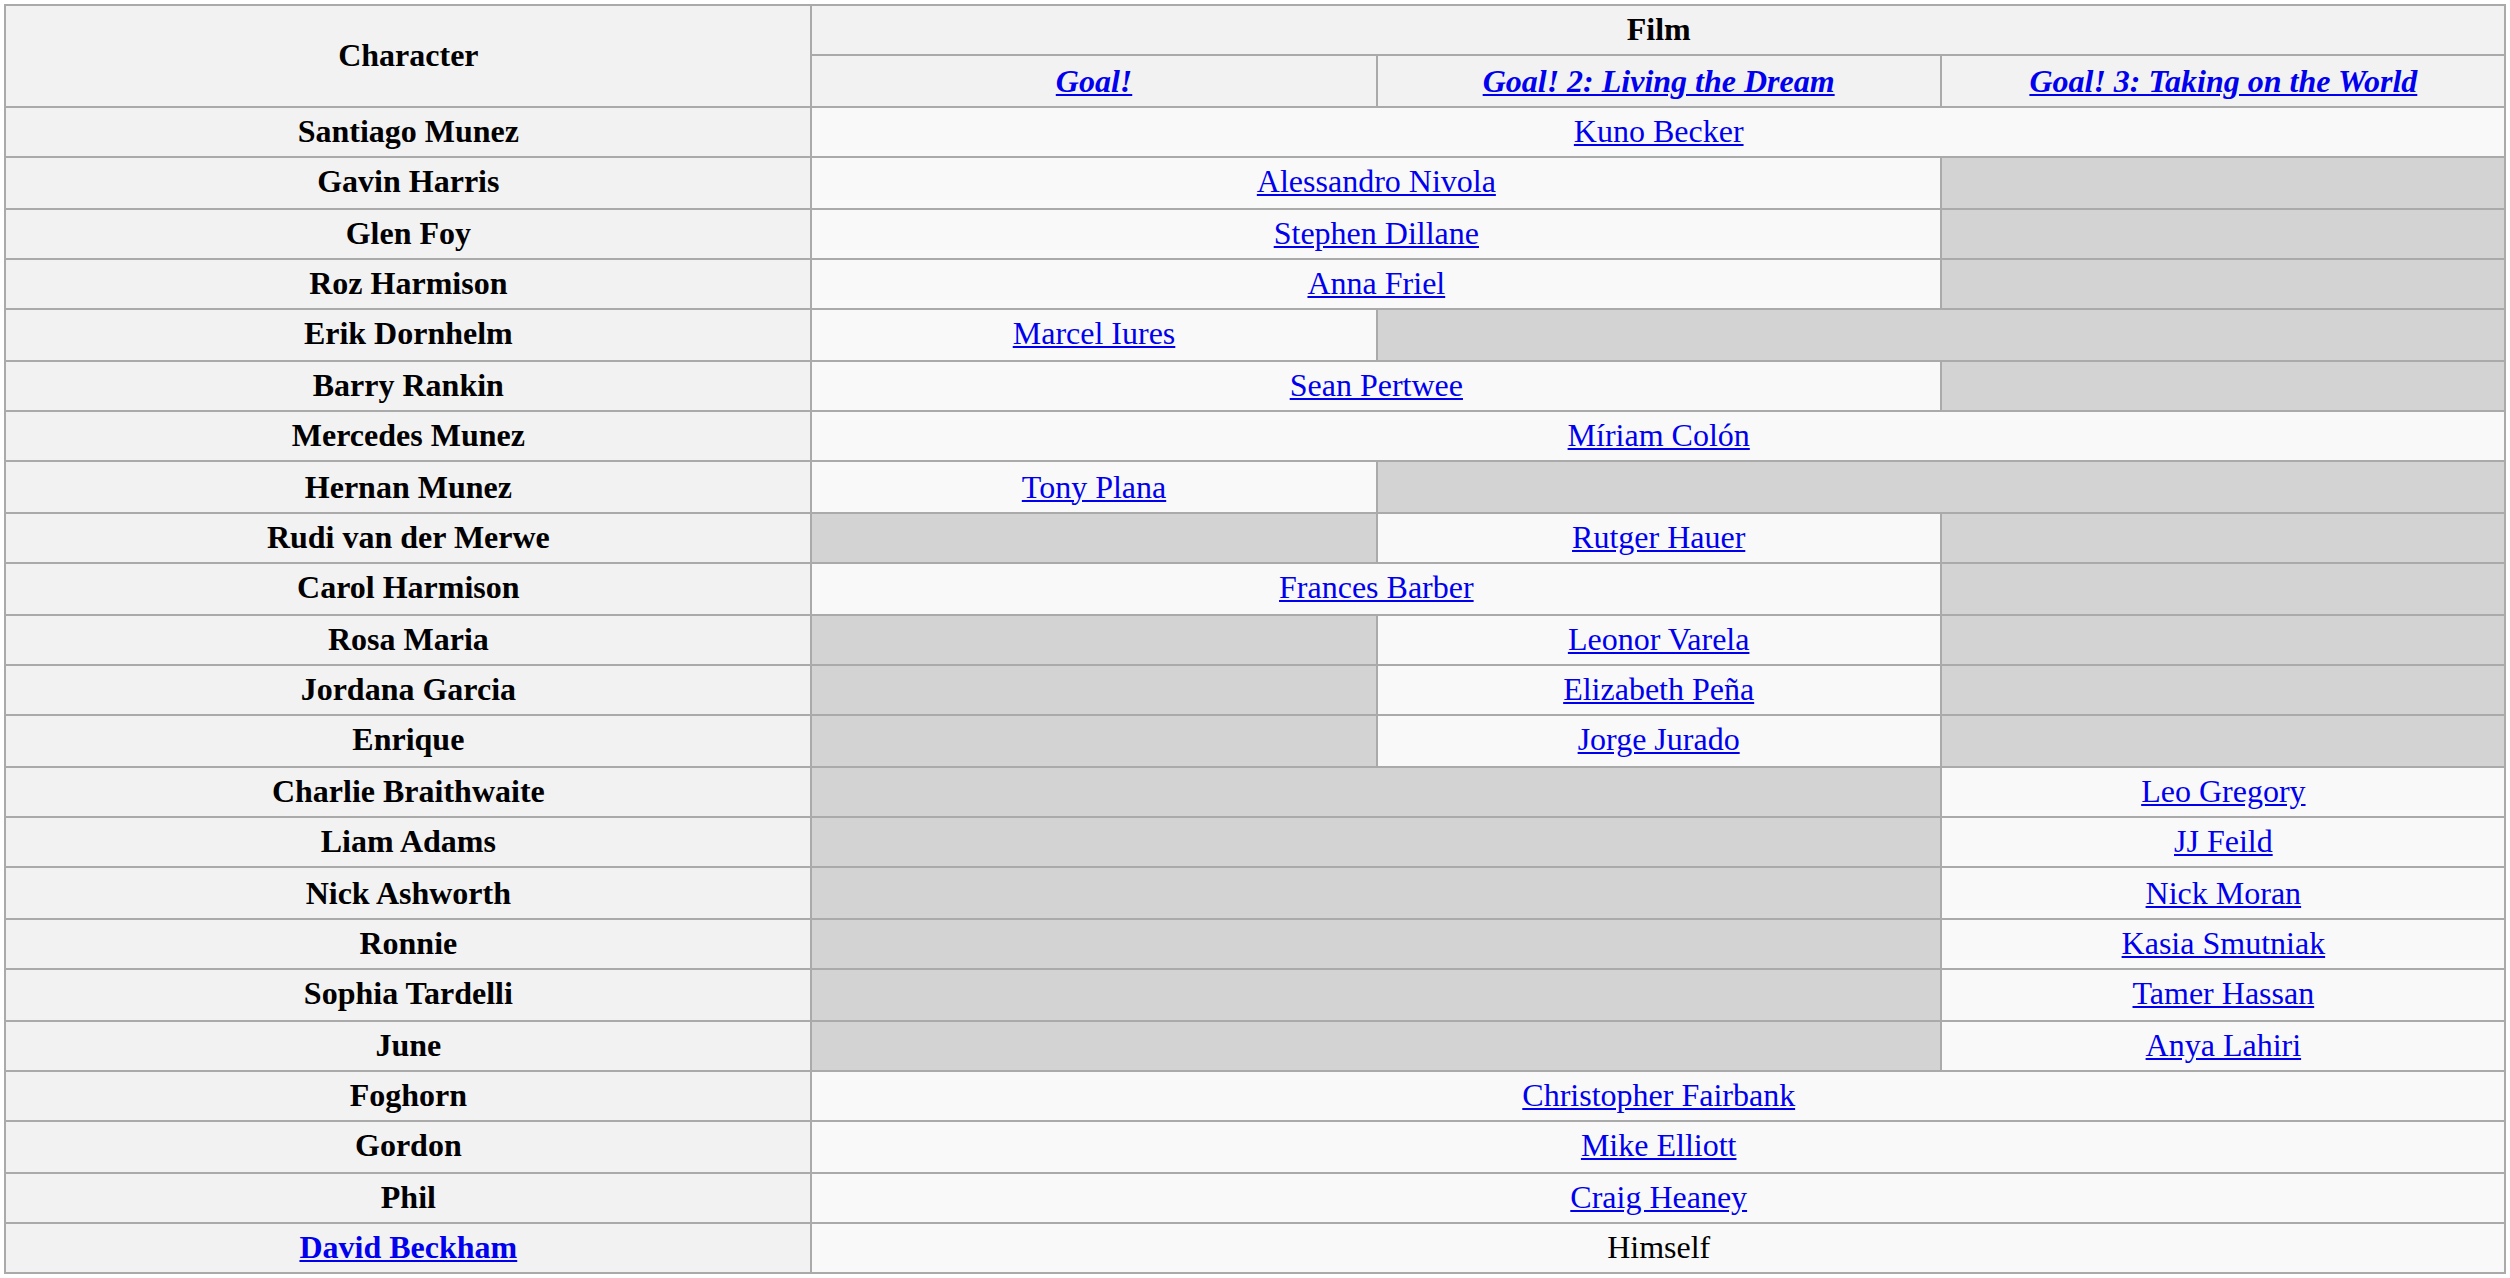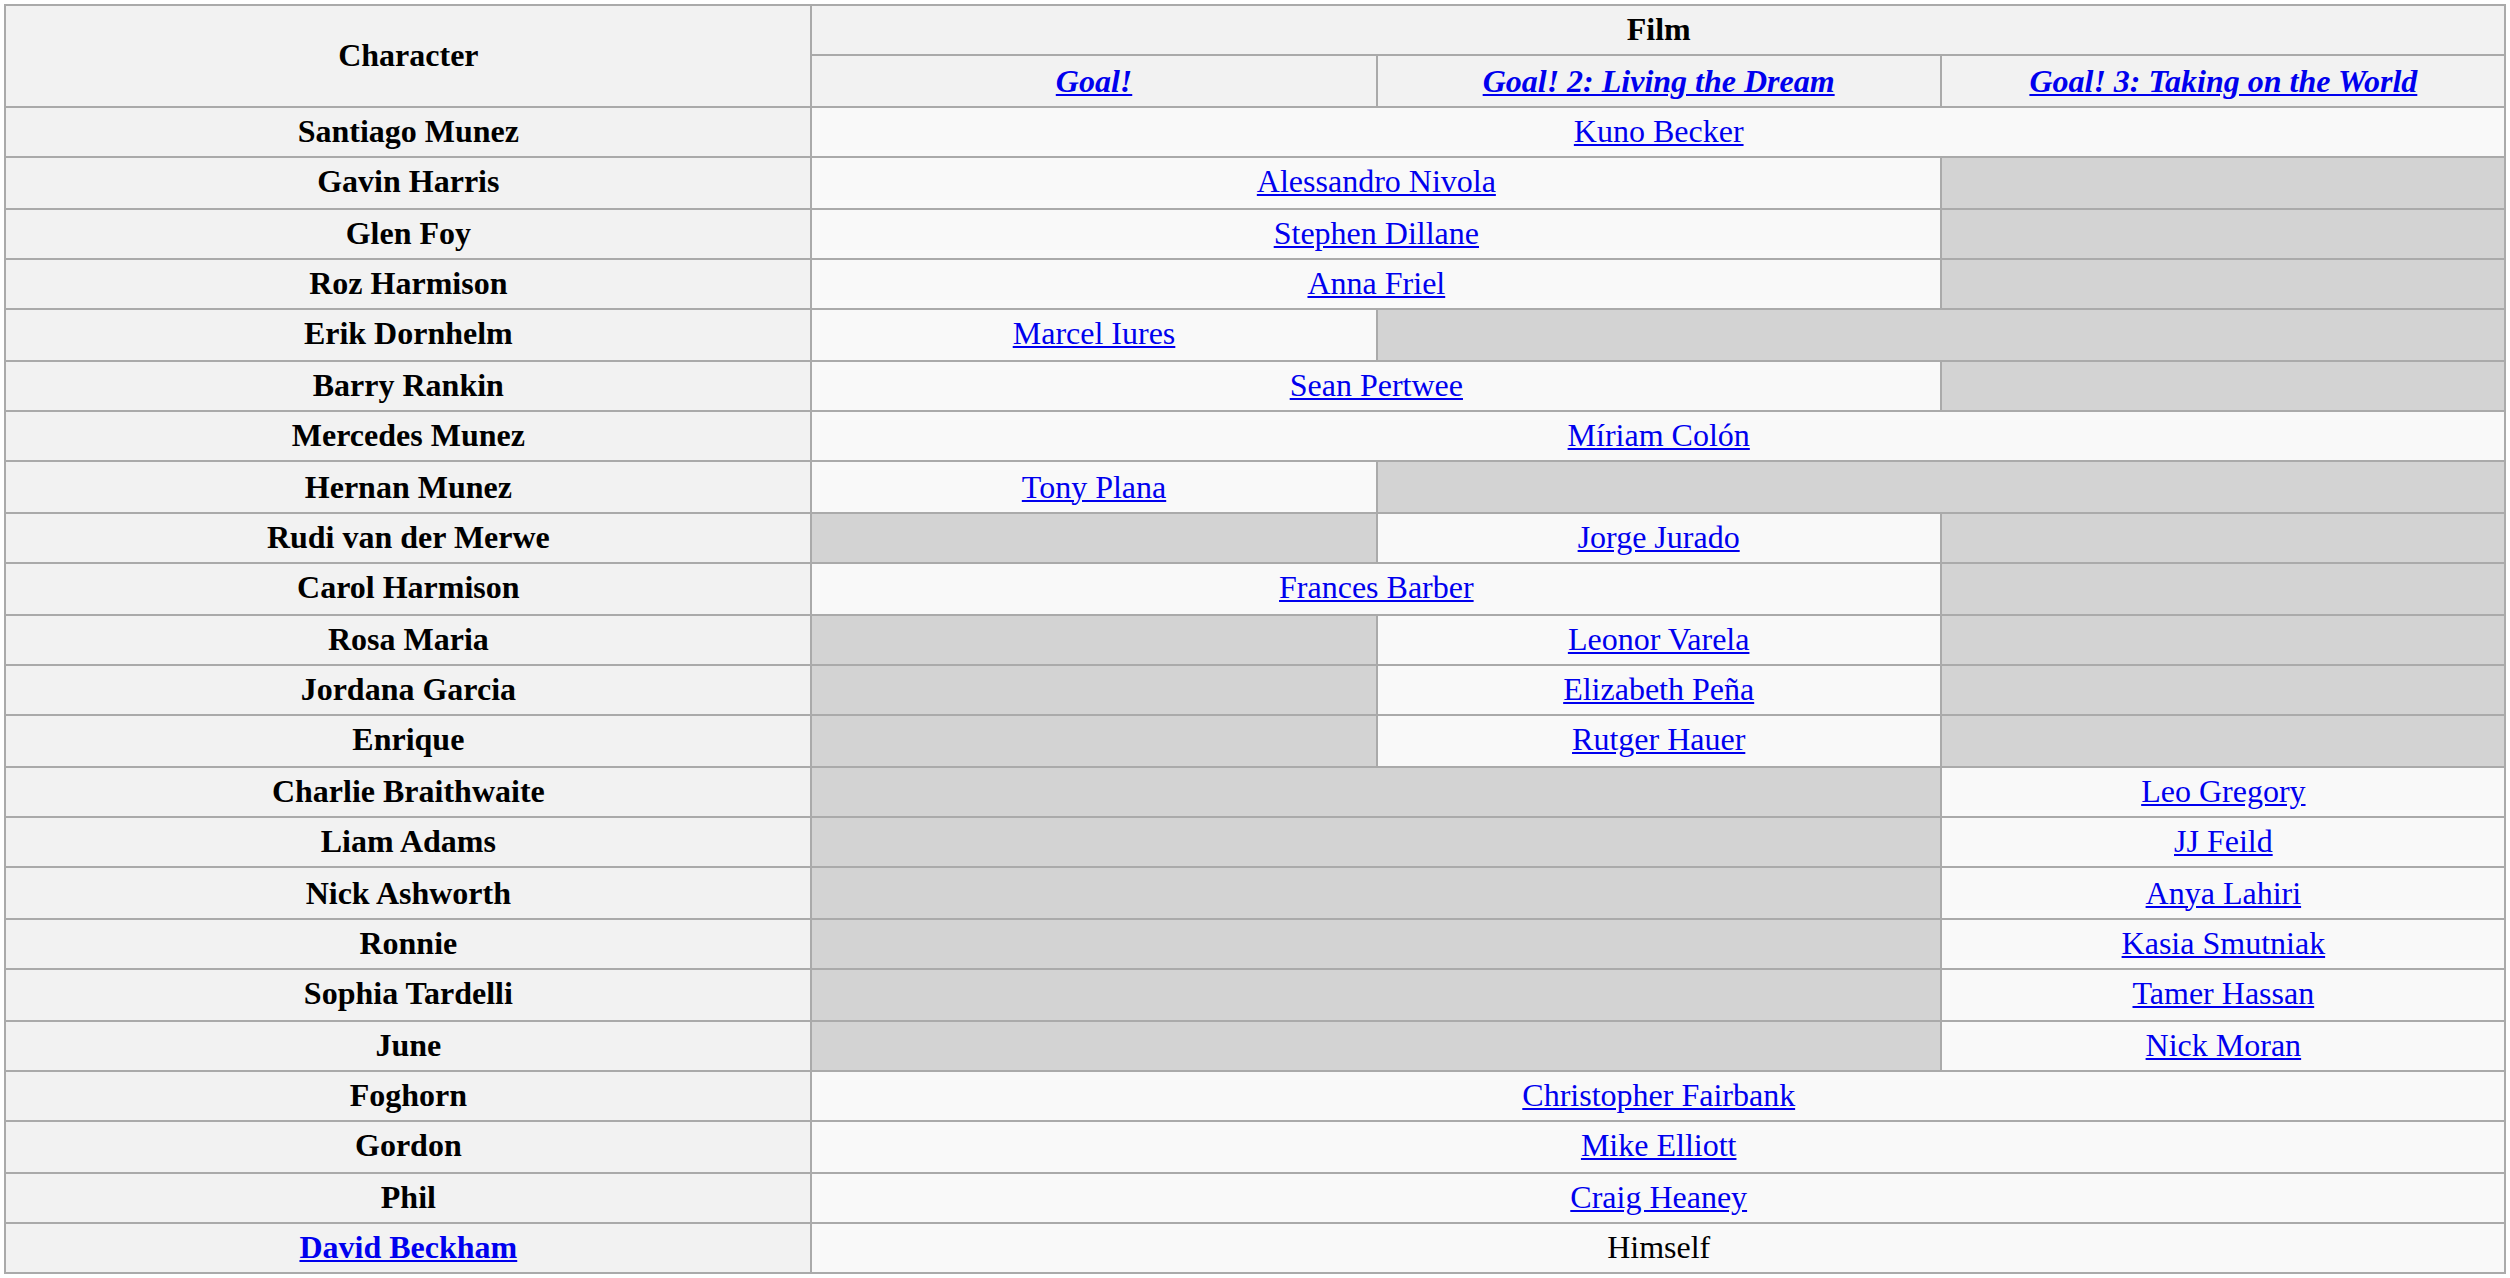(1659, 537) Rutger Hauer -> (1659, 537) Jorge Jurado
(1659, 740) Jorge Jurado -> (1659, 740) Rutger Hauer
(2223, 892) Nick Moran -> (2223, 892) Anya Lahiri
(2223, 1044) Anya Lahiri -> (2223, 1044) Nick Moran
